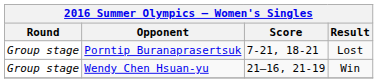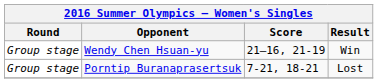rows swapped: (147, 68) <-> (163, 50)
